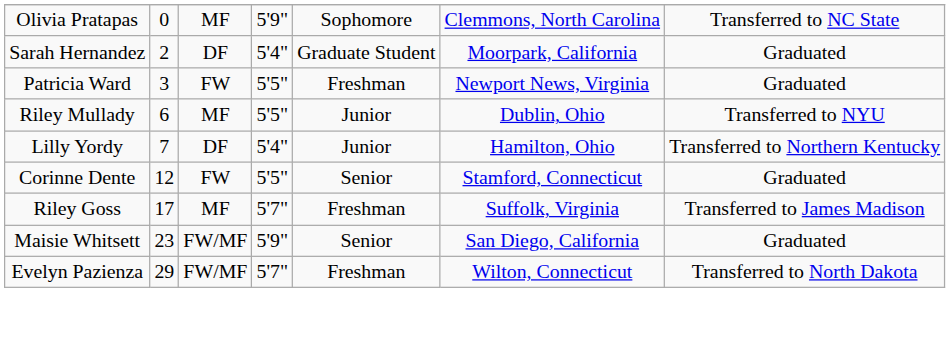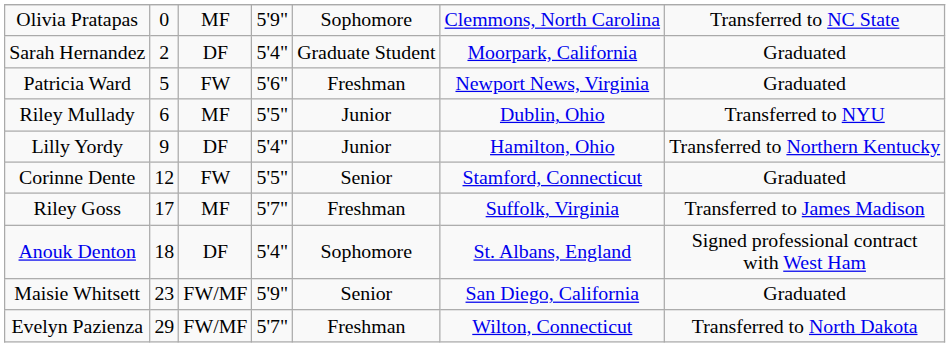(164, 83) 3 -> (164, 83) 5
(272, 83) 5'5" -> (272, 83) 5'6"
(164, 146) 7 -> (164, 146) 9
+ row: (77, 251)
